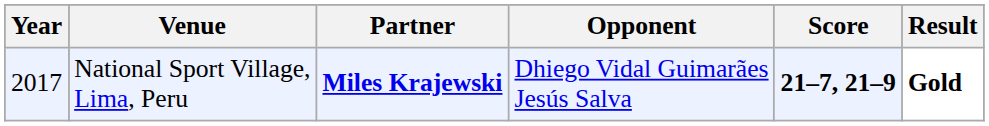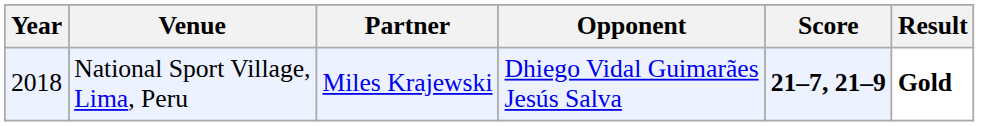(37, 83) 2017 -> (37, 83) 2018
(412, 83) bold -> (408, 83) normal
